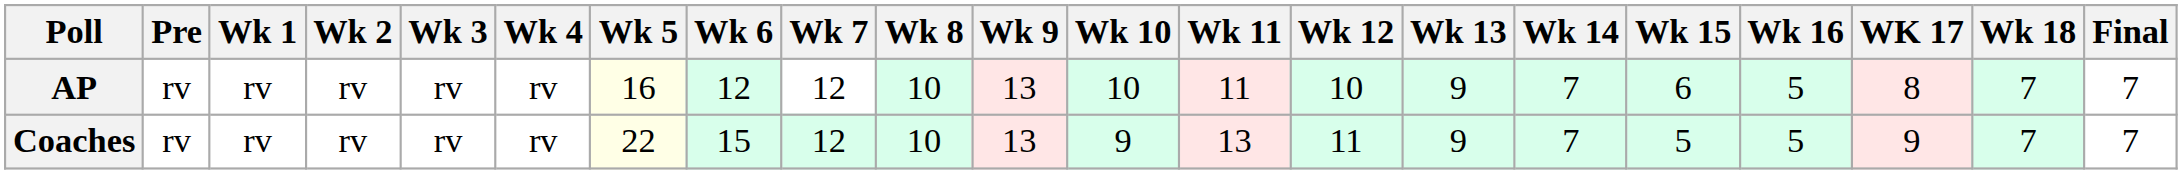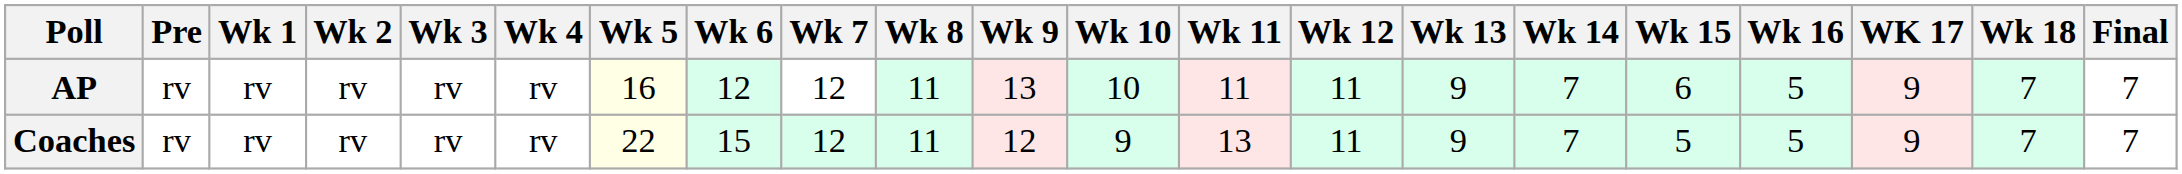(924, 86) 10 -> (924, 86) 11
(1346, 86) 10 -> (1346, 86) 11
(1912, 86) 8 -> (1912, 86) 9
(924, 140) 10 -> (924, 140) 11
(1019, 140) 13 -> (1019, 140) 12
